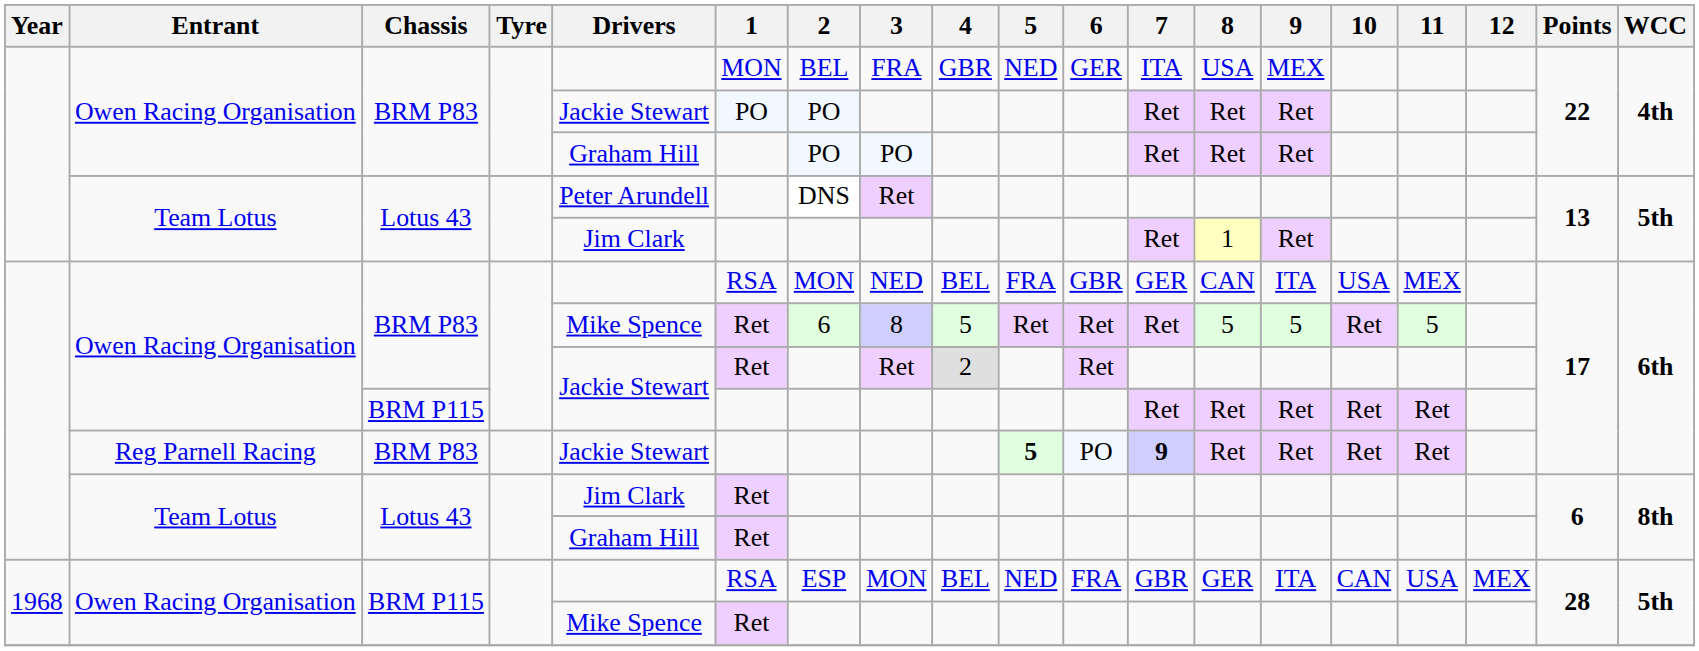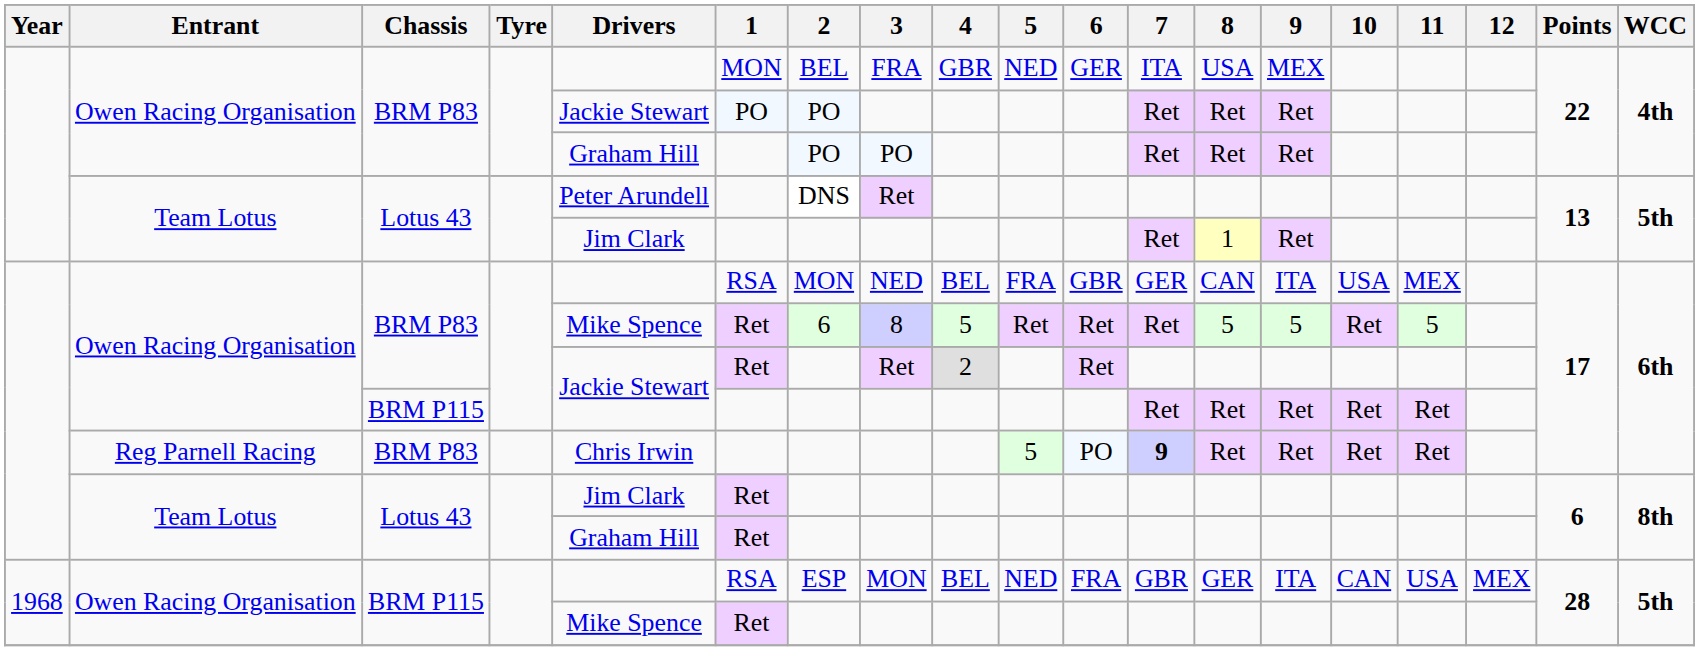(634, 451) Jackie Stewart -> (634, 451) Chris Irwin
(1031, 451) bold -> (1031, 451) normal
